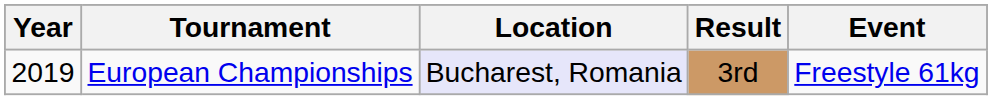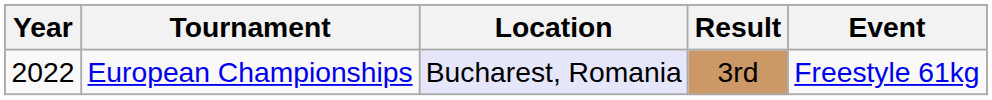(43, 72) 2019 -> (43, 72) 2022
